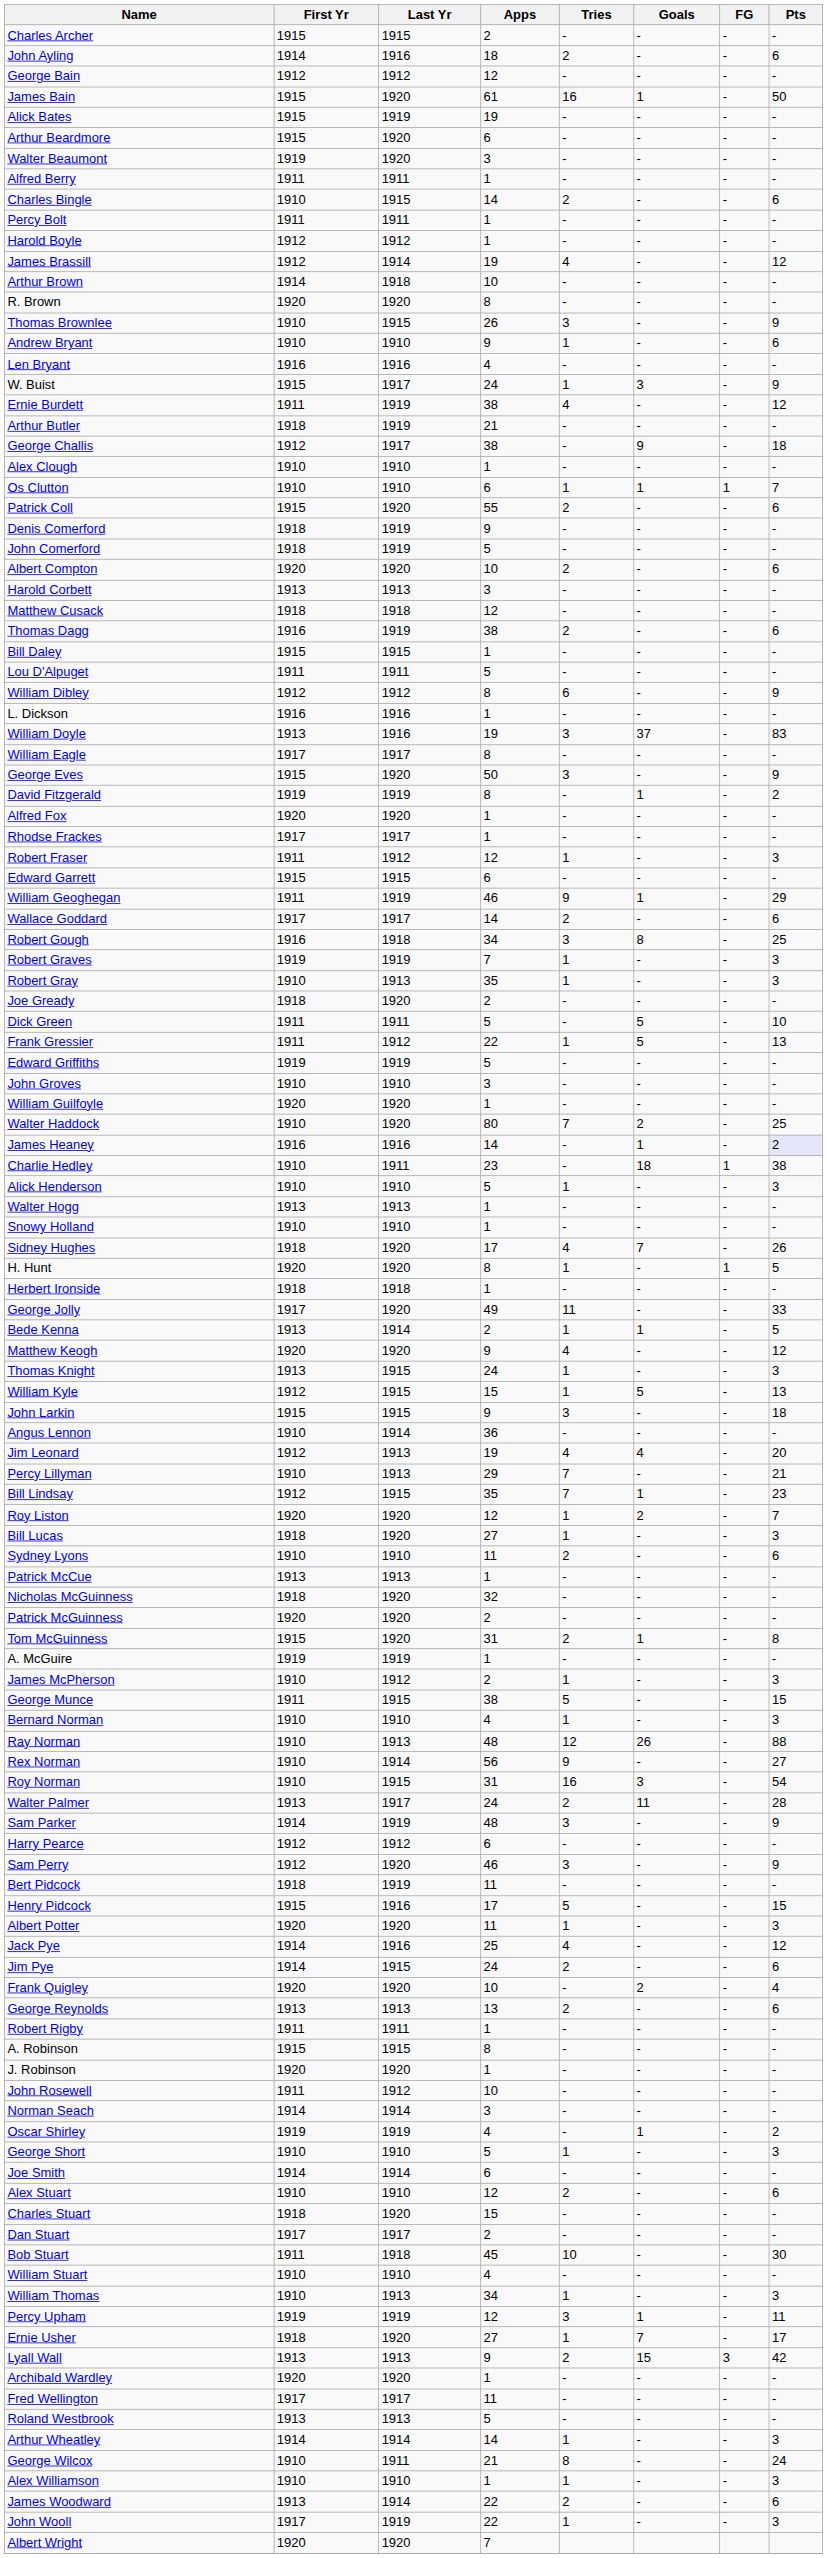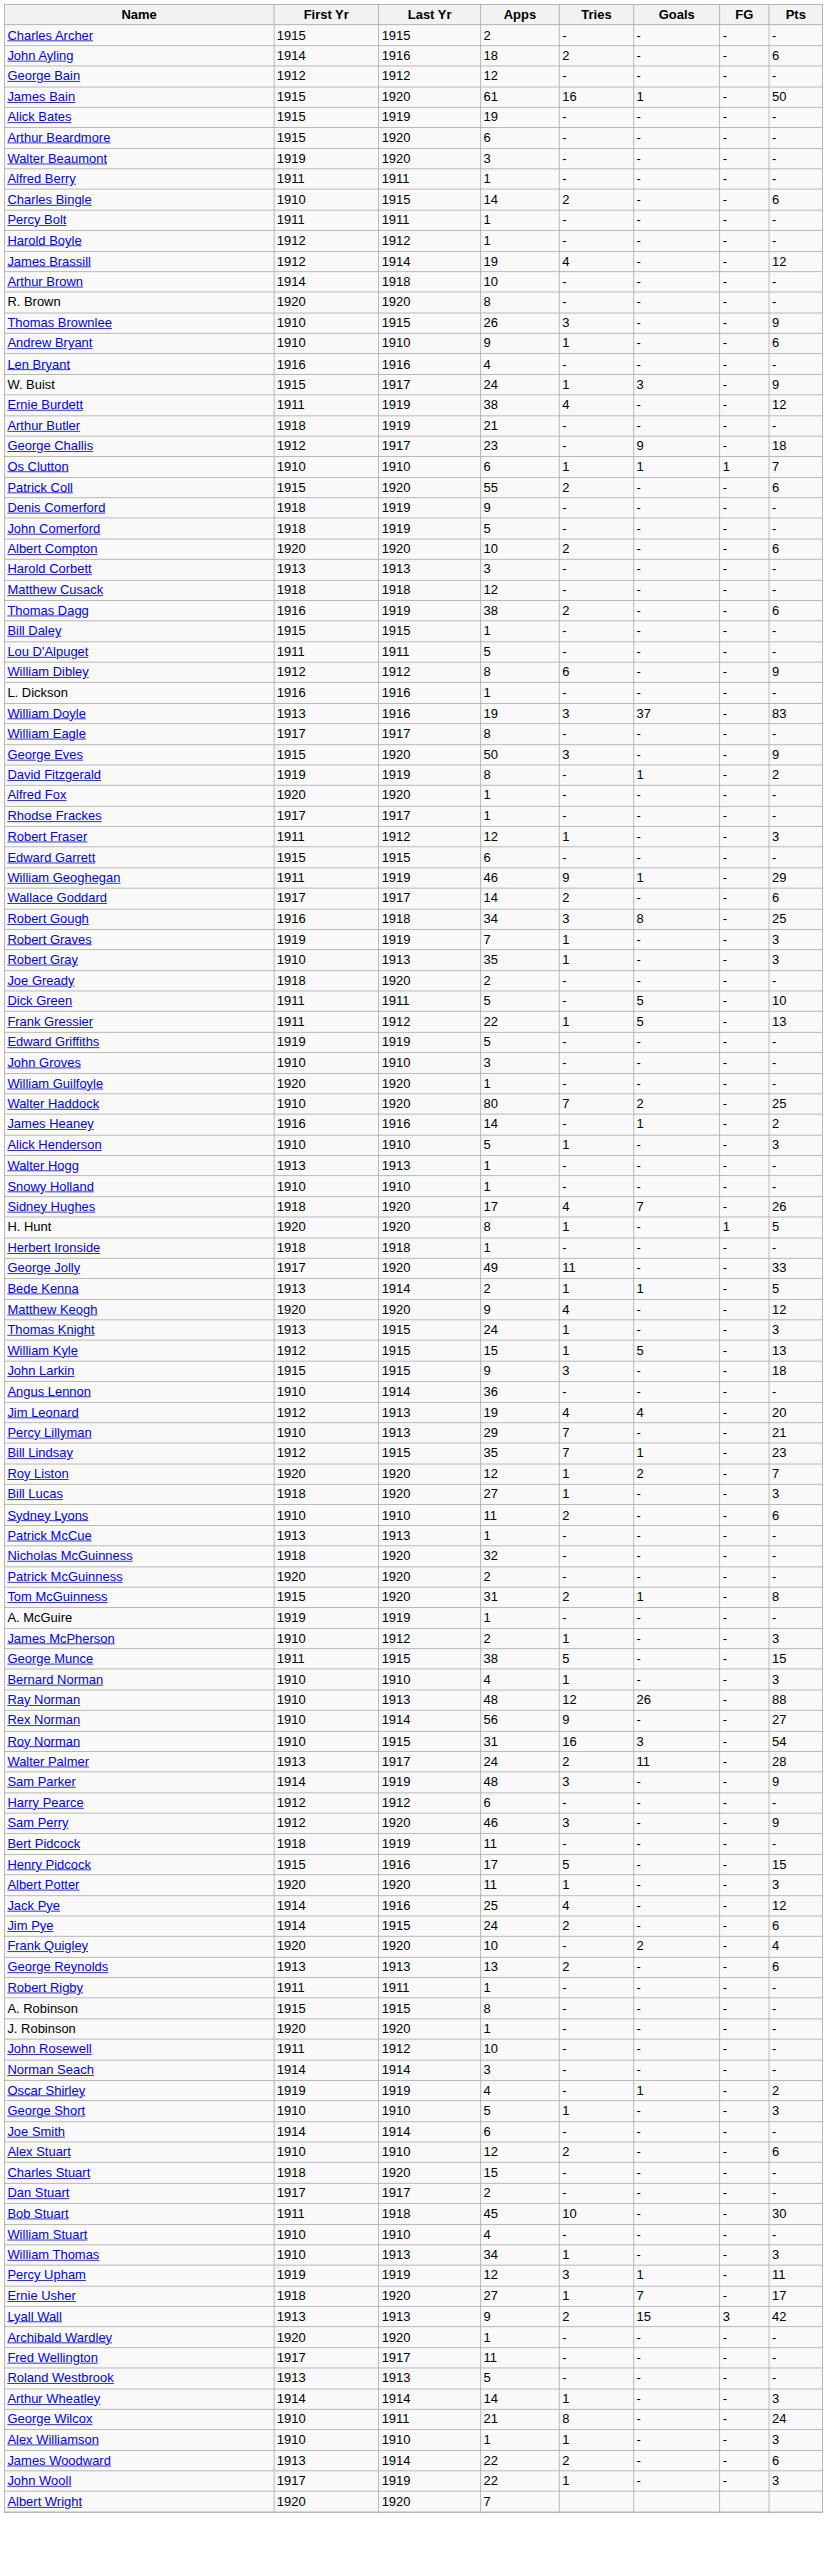(491, 446) 38 -> (491, 446) 23
- row: (42, 466)
(776, 1145) lavender background -> (776, 1124) no background
- row: (50, 1165)
